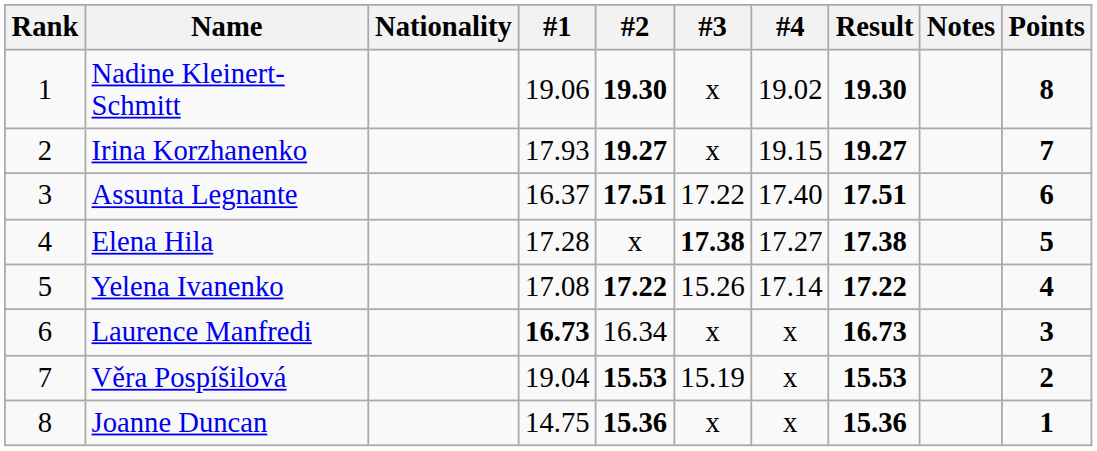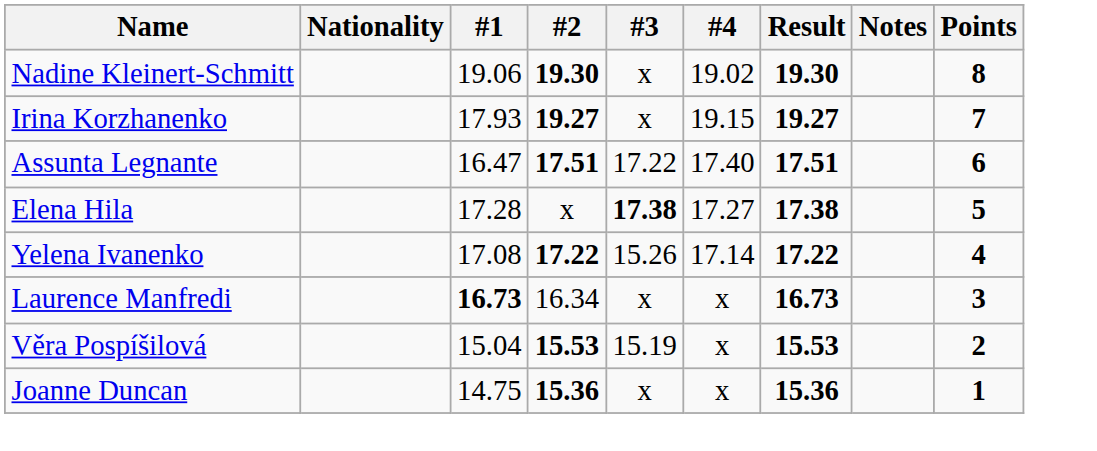- column: (45, 27)
(557, 195) 16.37 -> (489, 163) 16.47
(557, 377) 19.04 -> (489, 345) 15.04
